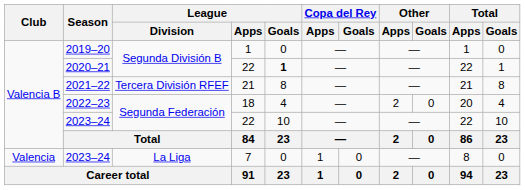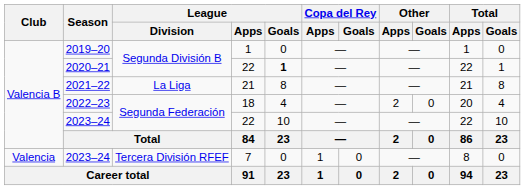(172, 85) Tercera División RFEF -> (172, 85) La Liga
(172, 157) La Liga -> (172, 157) Tercera División RFEF
